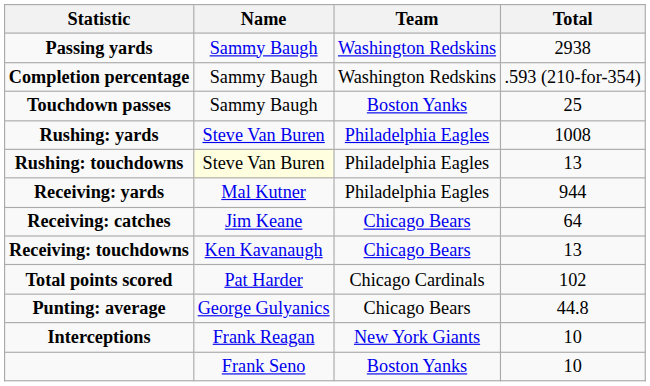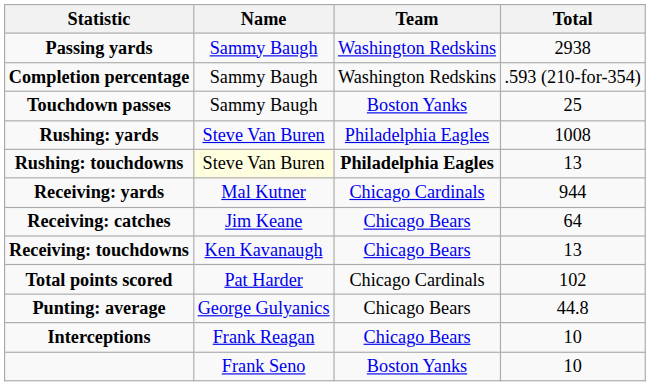(417, 163) normal -> (417, 163) bold
(417, 192) Philadelphia Eagles -> (417, 192) Chicago Cardinals
(417, 337) New York Giants -> (417, 337) Chicago Bears
